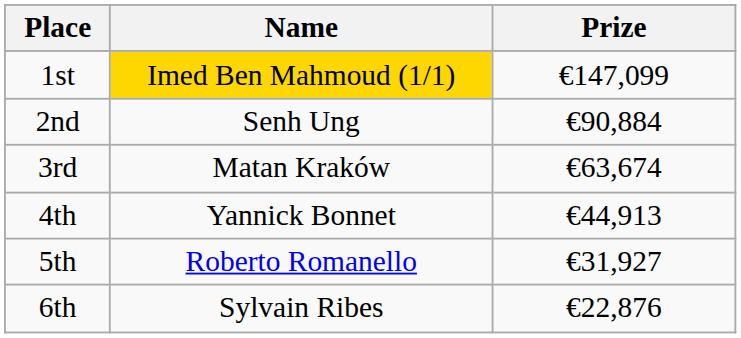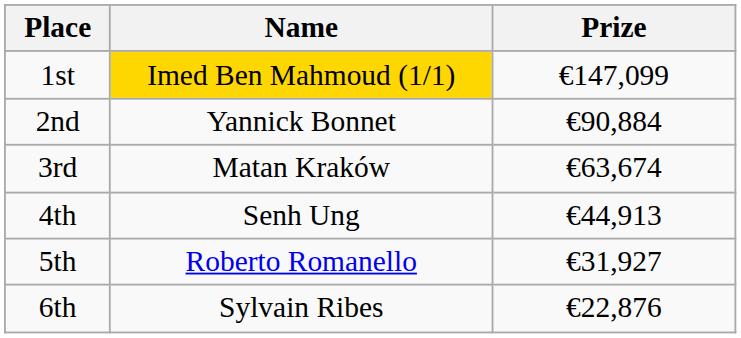(301, 121) Senh Ung -> (301, 121) Yannick Bonnet
(301, 214) Yannick Bonnet -> (301, 214) Senh Ung
